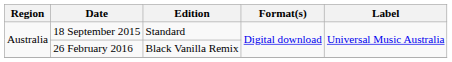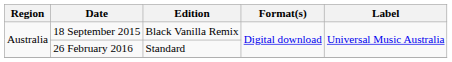(165, 31) Standard -> (192, 31) Black Vanilla Remix
(192, 48) Black Vanilla Remix -> (165, 48) Standard
